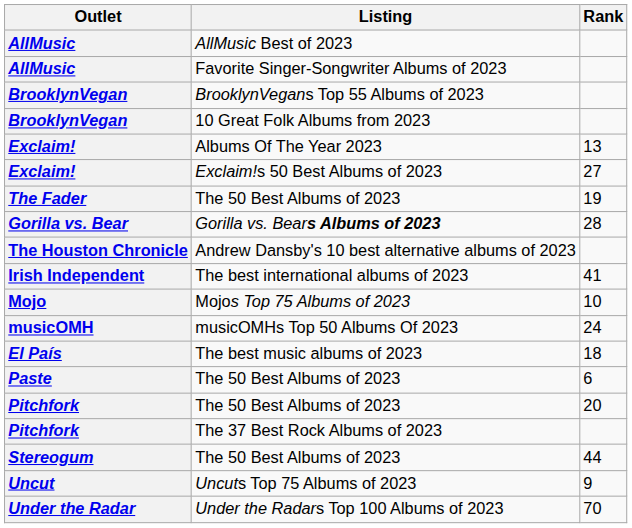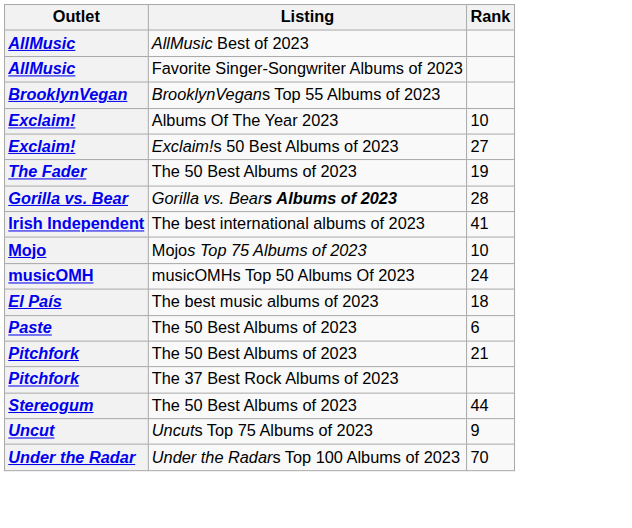- row: (68, 120)
(592, 146) 13 -> (480, 120) 10
- row: (98, 250)
(592, 405) 20 -> (480, 353) 21
